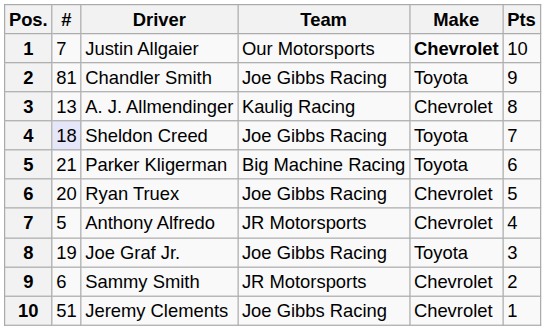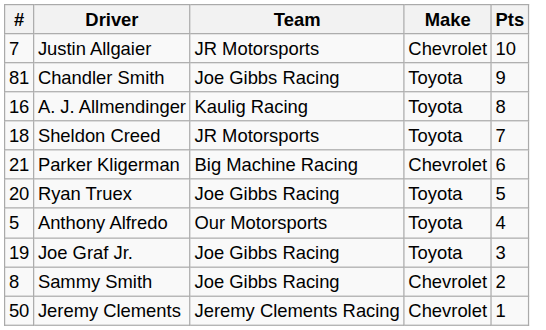- column: (28, 19)
(308, 48) Our Motorsports -> (257, 48) JR Motorsports
(456, 48) bold -> (448, 48) normal
(66, 107) 13 -> (19, 107) 16
(453, 107) Chevrolet -> (435, 107) Toyota
(66, 136) lavender background -> (19, 136) no background
(314, 136) Joe Gibbs Racing -> (257, 136) JR Motorsports
(441, 165) Toyota -> (448, 165) Chevrolet
(453, 194) Chevrolet -> (435, 194) Toyota
(304, 223) JR Motorsports -> (261, 223) Our Motorsports
(453, 223) Chevrolet -> (435, 223) Toyota
(61, 281) 6 -> (14, 281) 8
(304, 281) JR Motorsports -> (267, 281) Joe Gibbs Racing
(66, 311) 51 -> (19, 311) 50
(314, 311) Joe Gibbs Racing -> (297, 311) Jeremy Clements Racing
